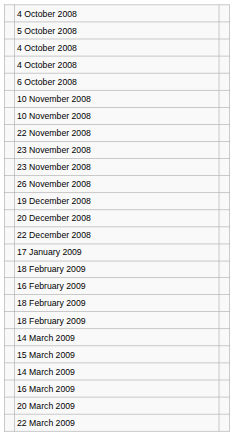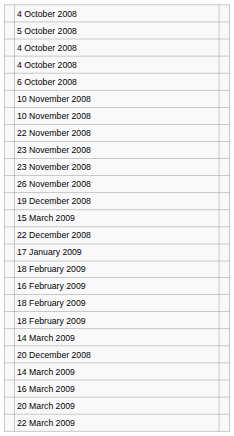rows swapped: (10, 218) <-> (10, 355)
